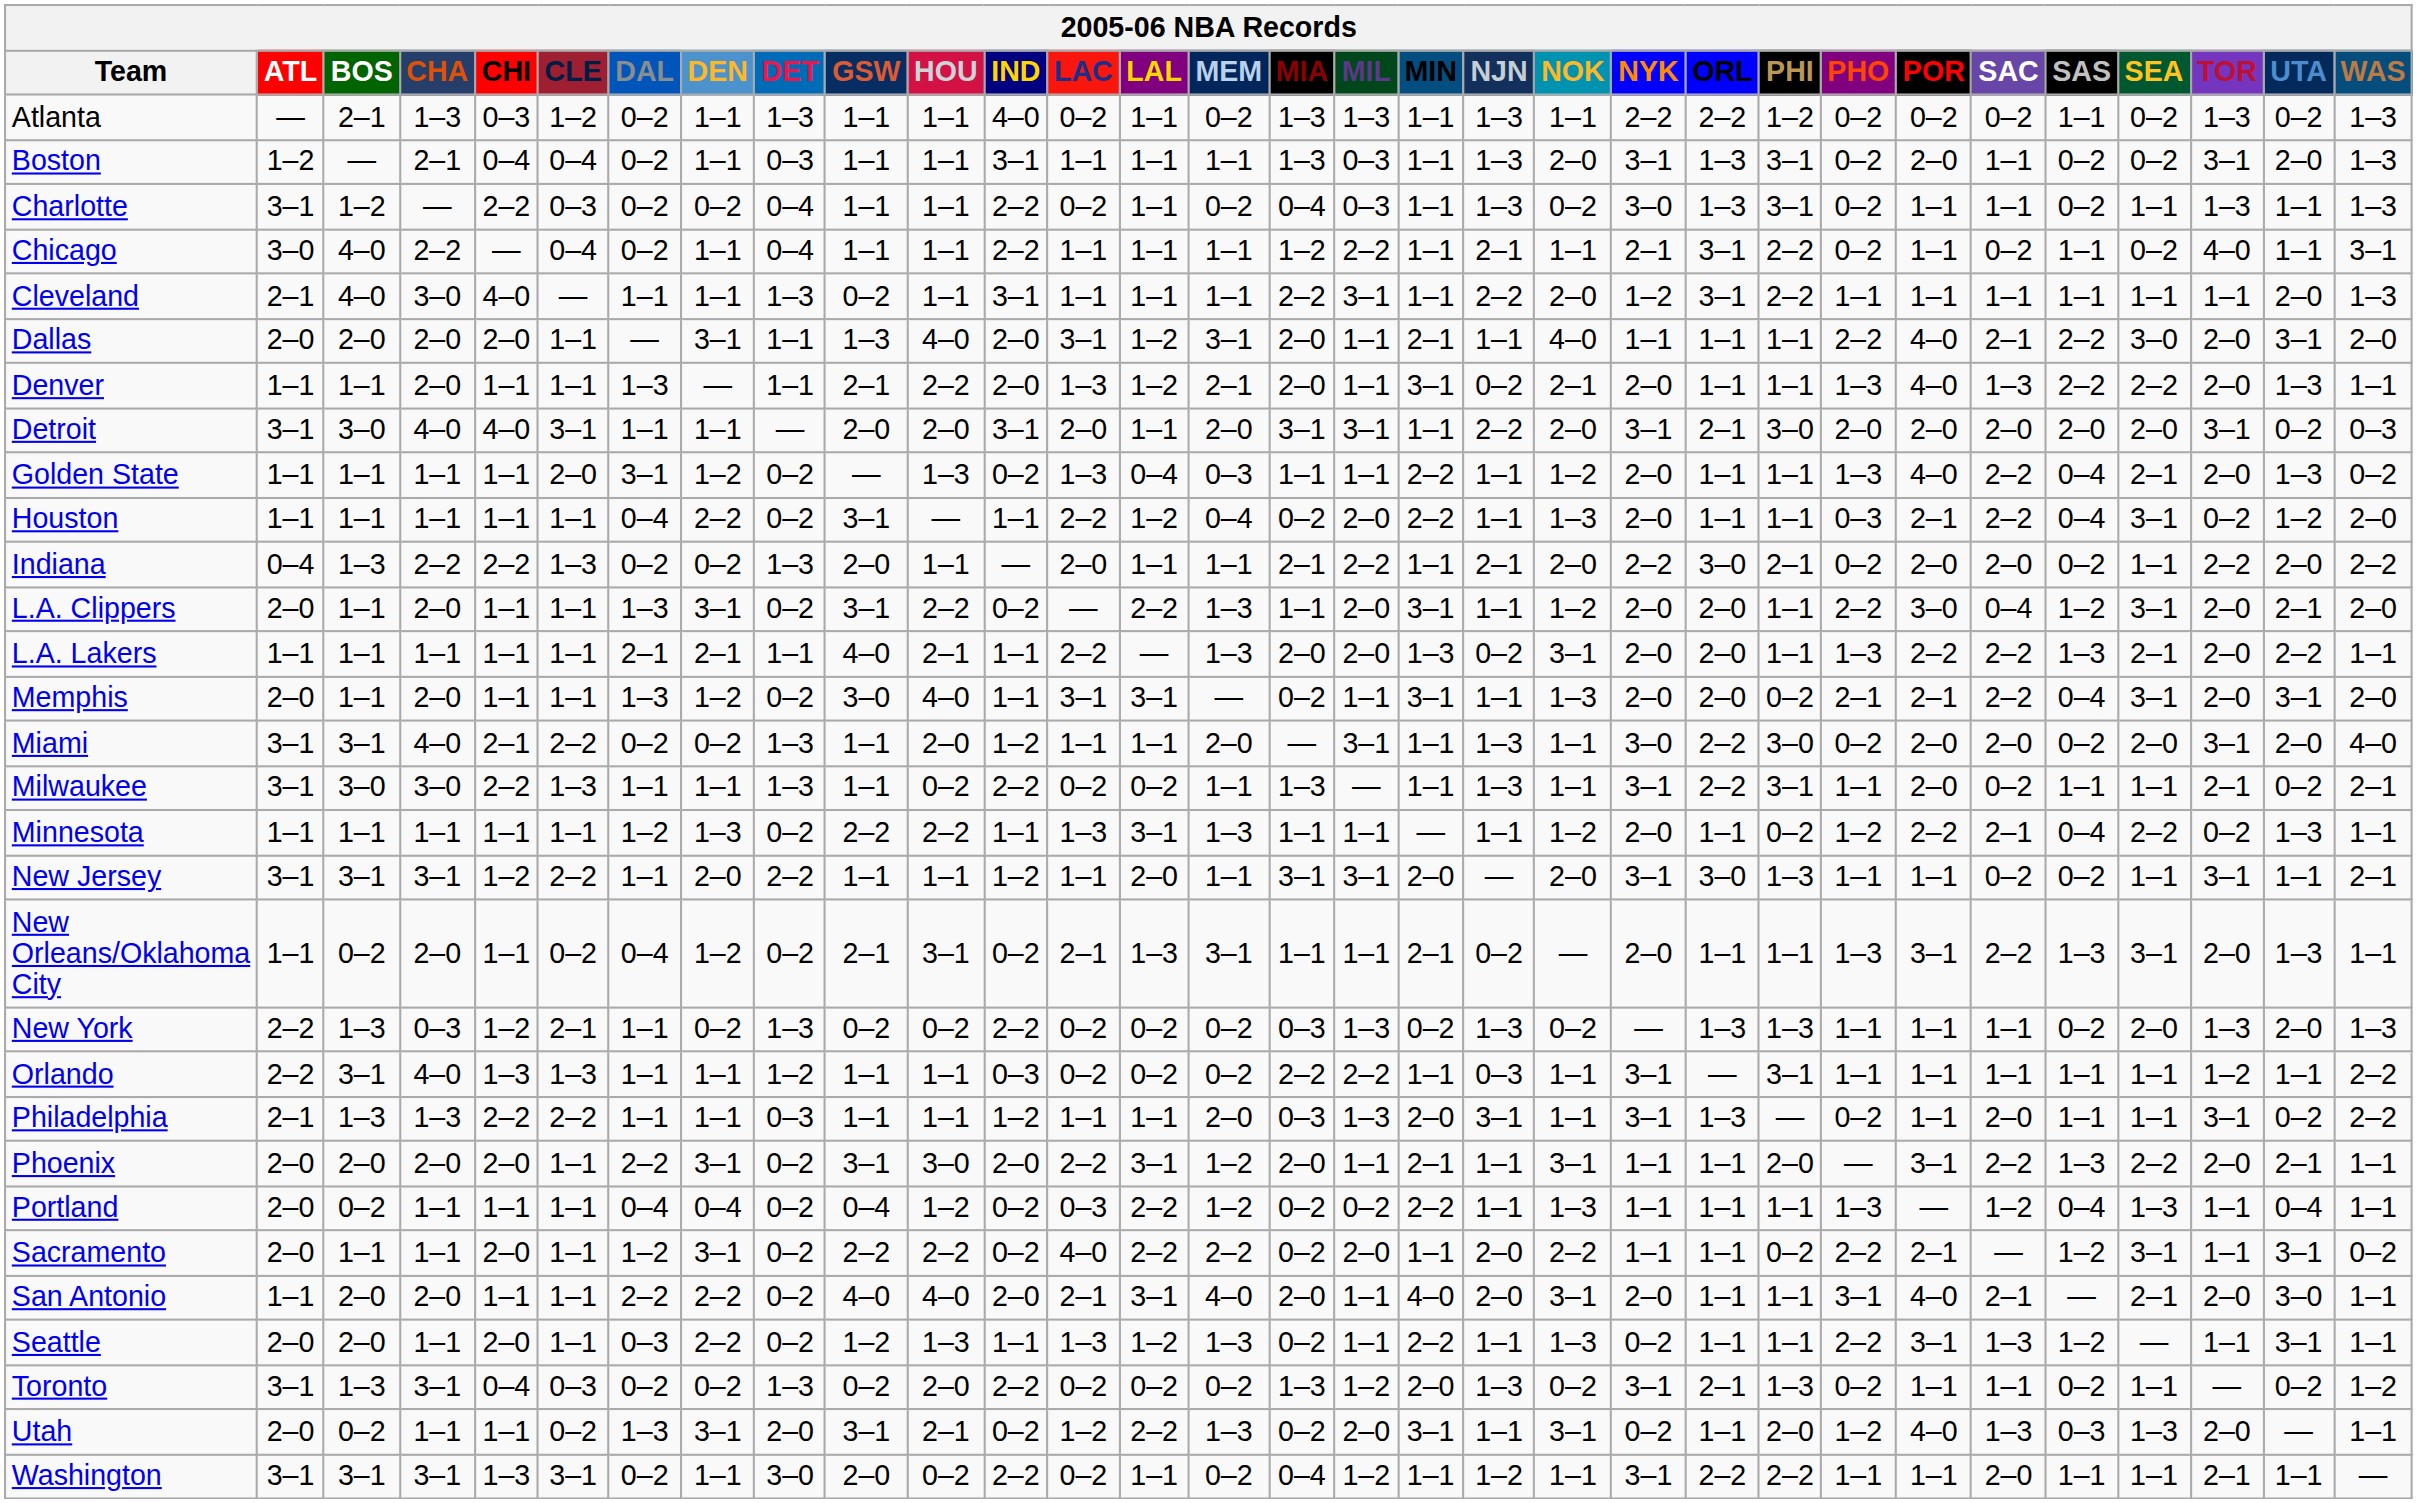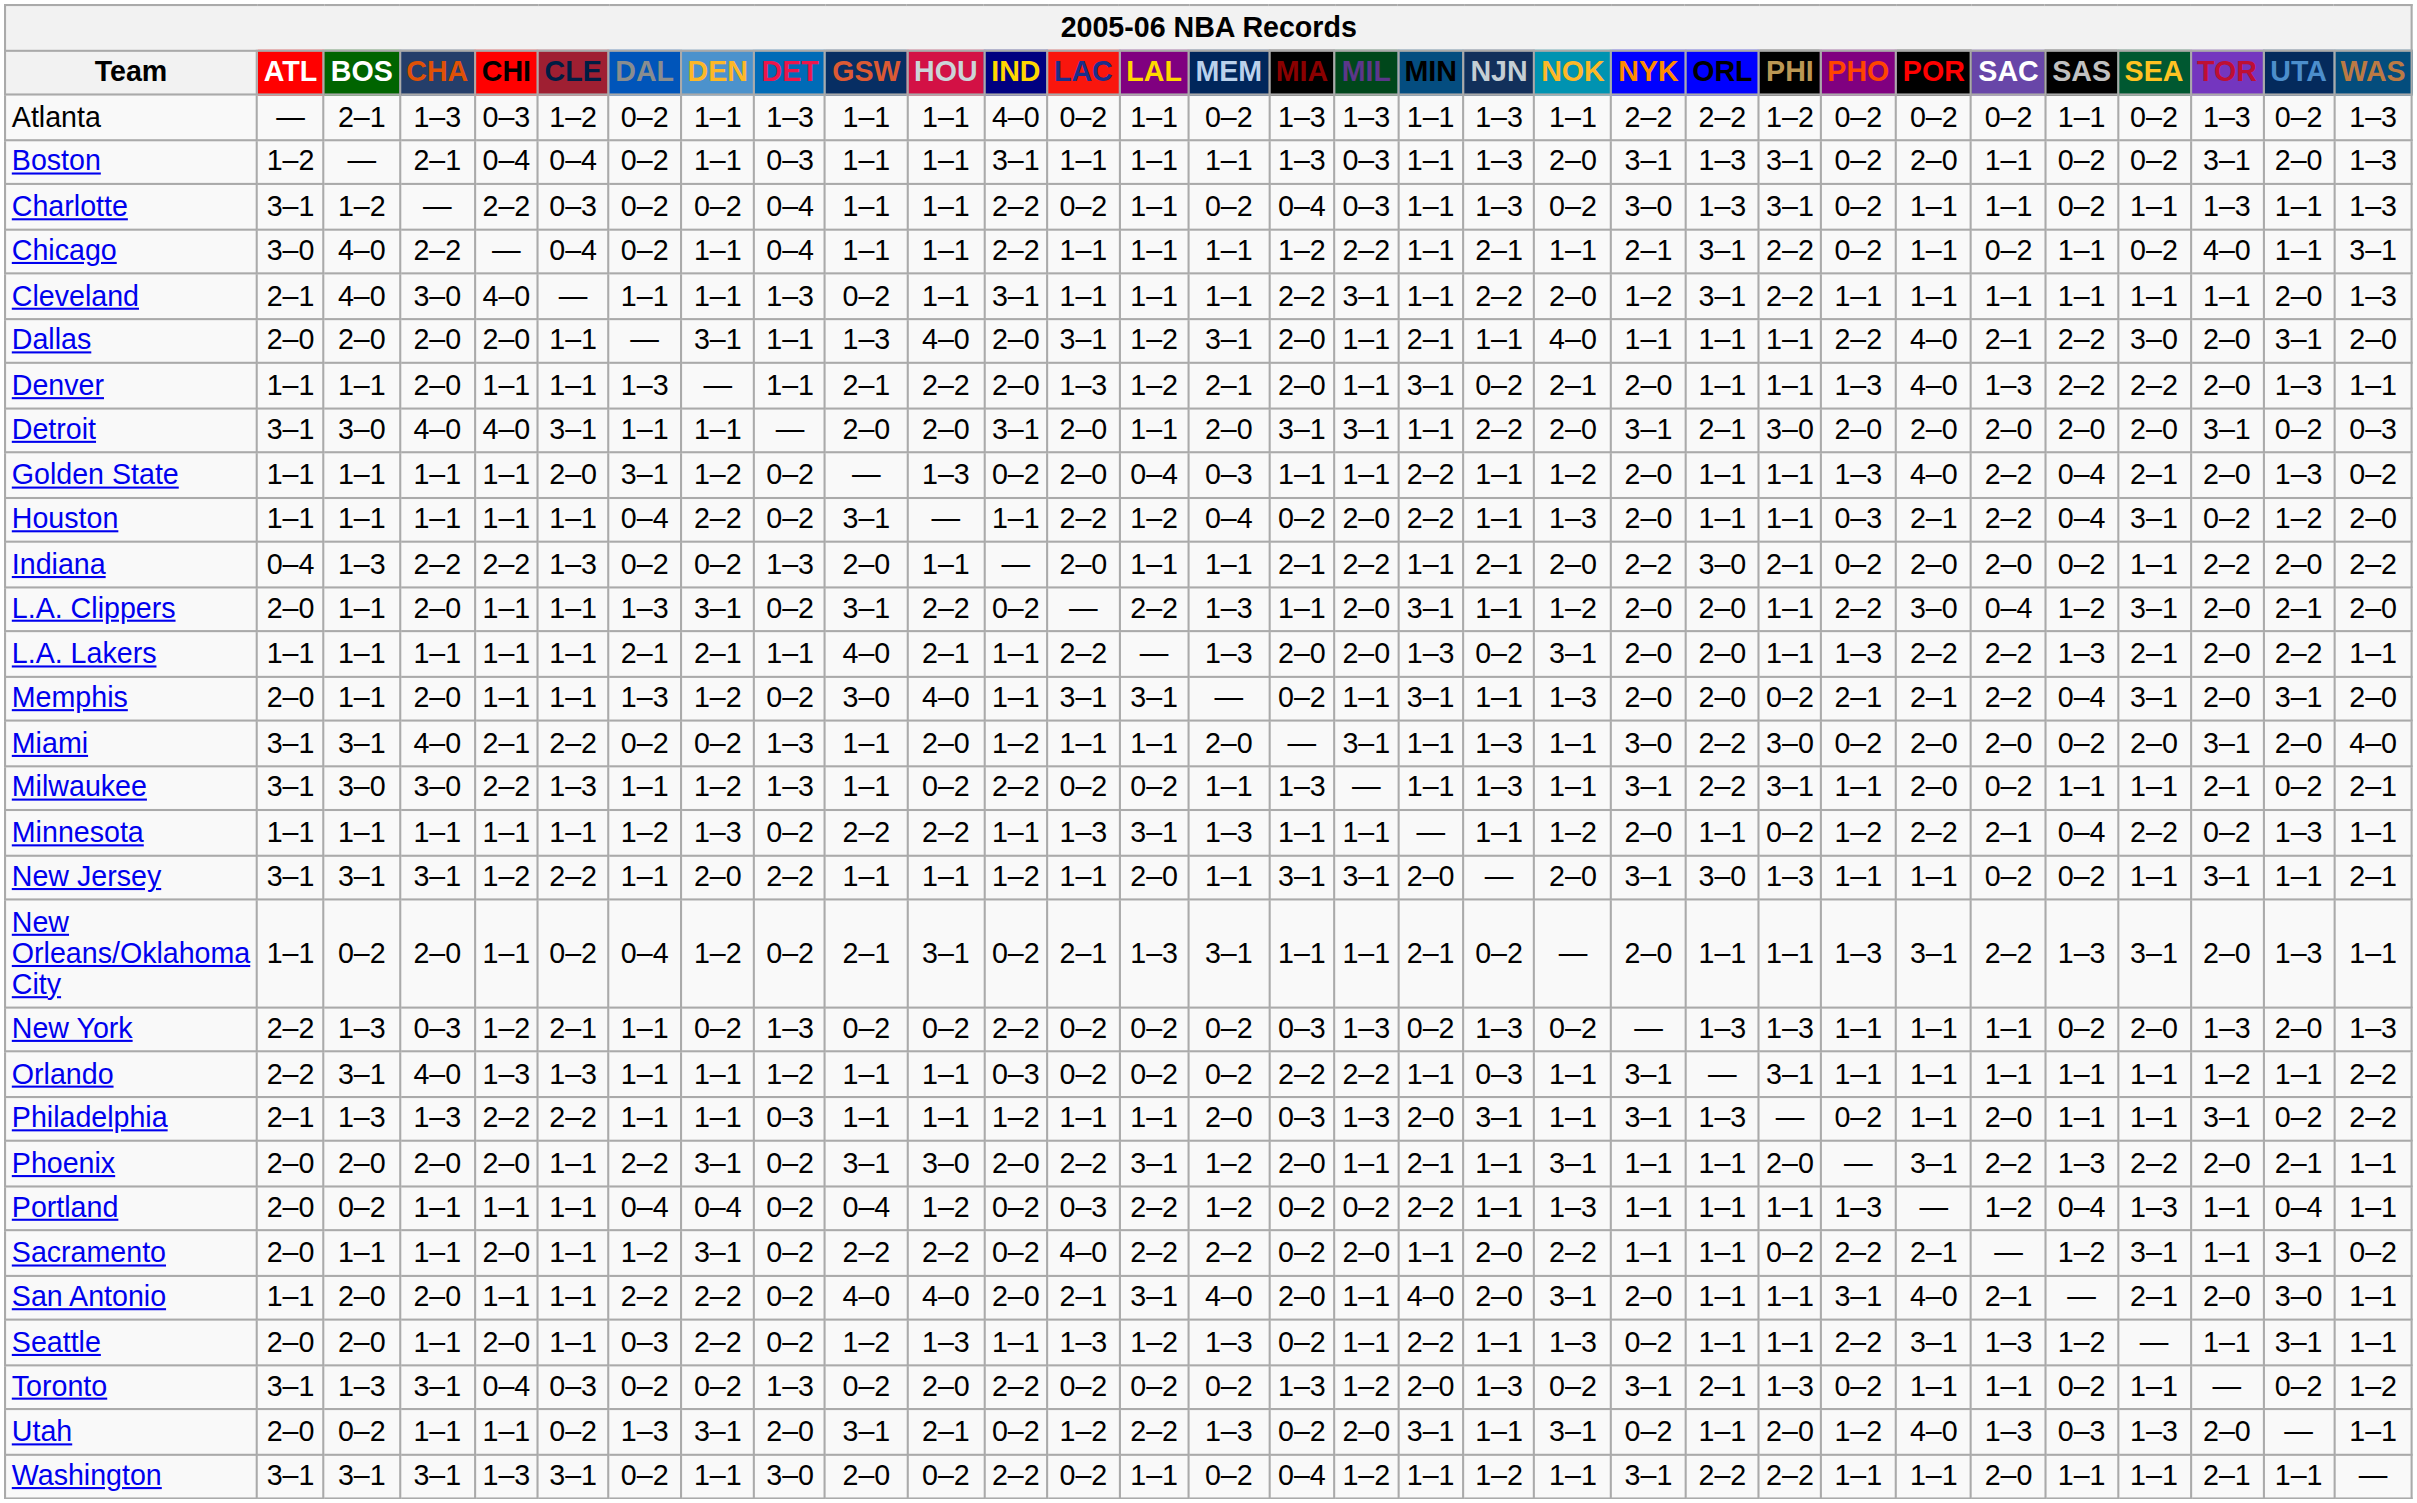(1083, 474) 1–3 -> (1083, 474) 2–0
(718, 787) 1–1 -> (718, 787) 1–2
